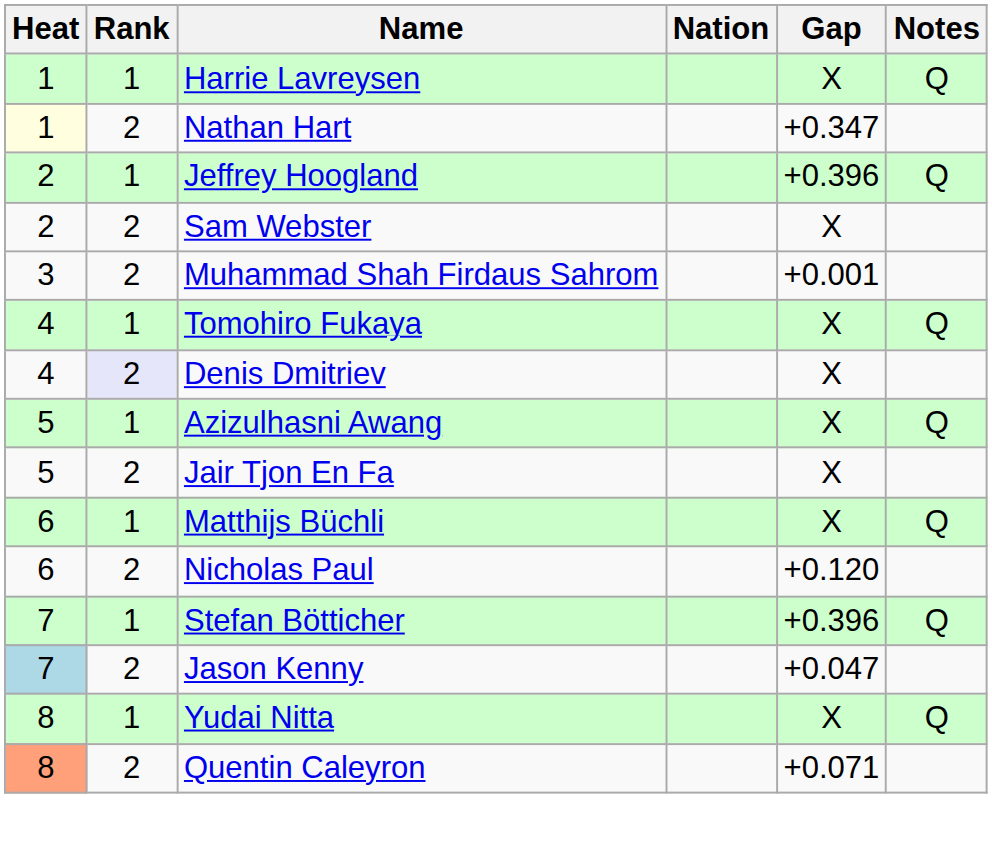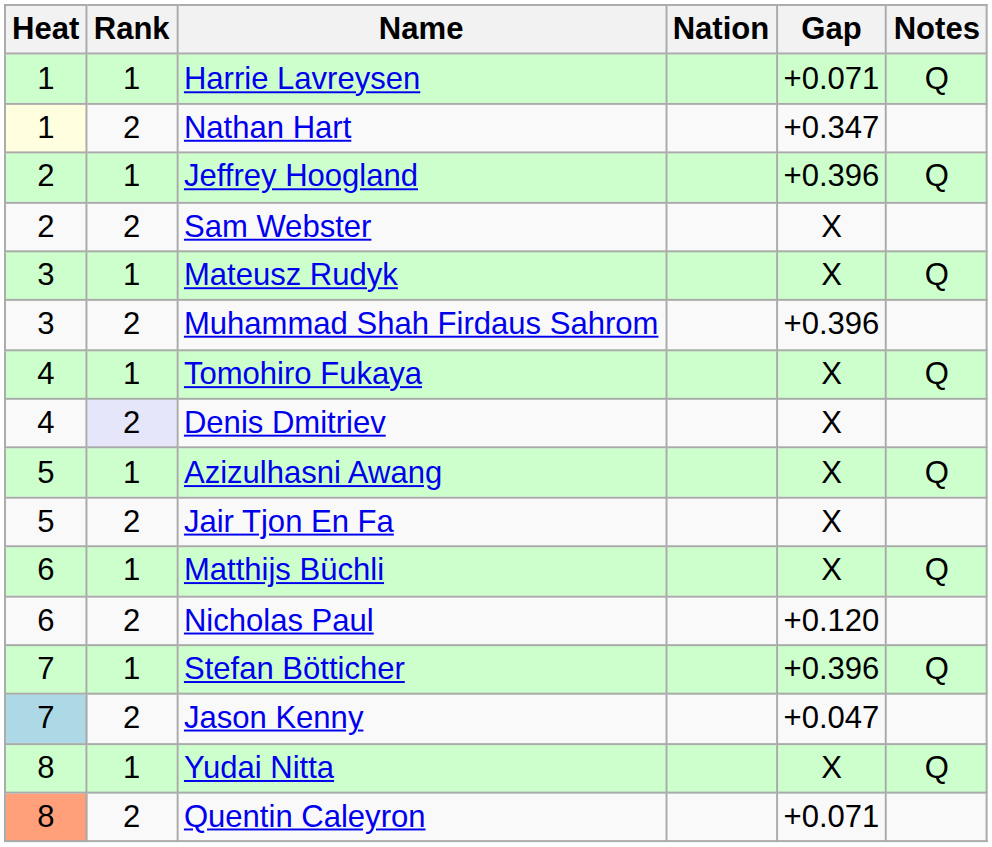(831, 78) X -> (831, 78) +0.071
+ row: (291, 275)
(831, 275) +0.001 -> (831, 324) +0.396
